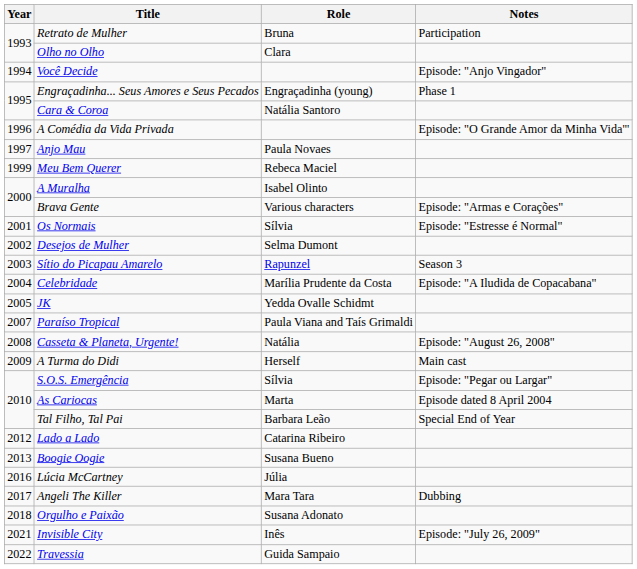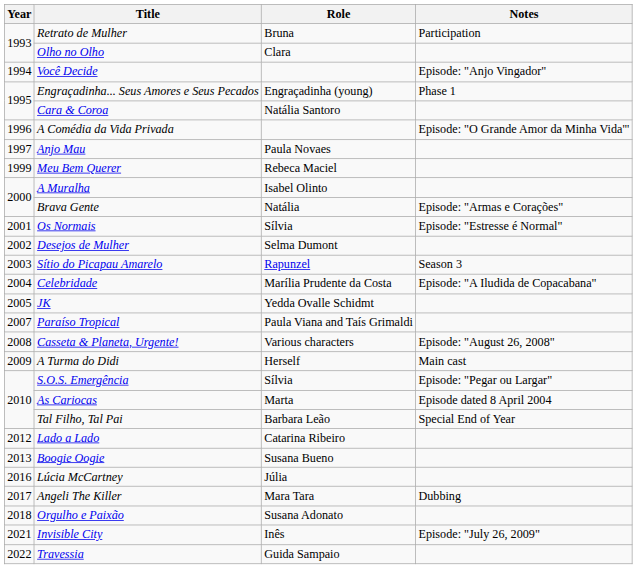(309, 206) Various characters -> (282, 206) Natália
(282, 341) Natália -> (309, 341) Various characters
